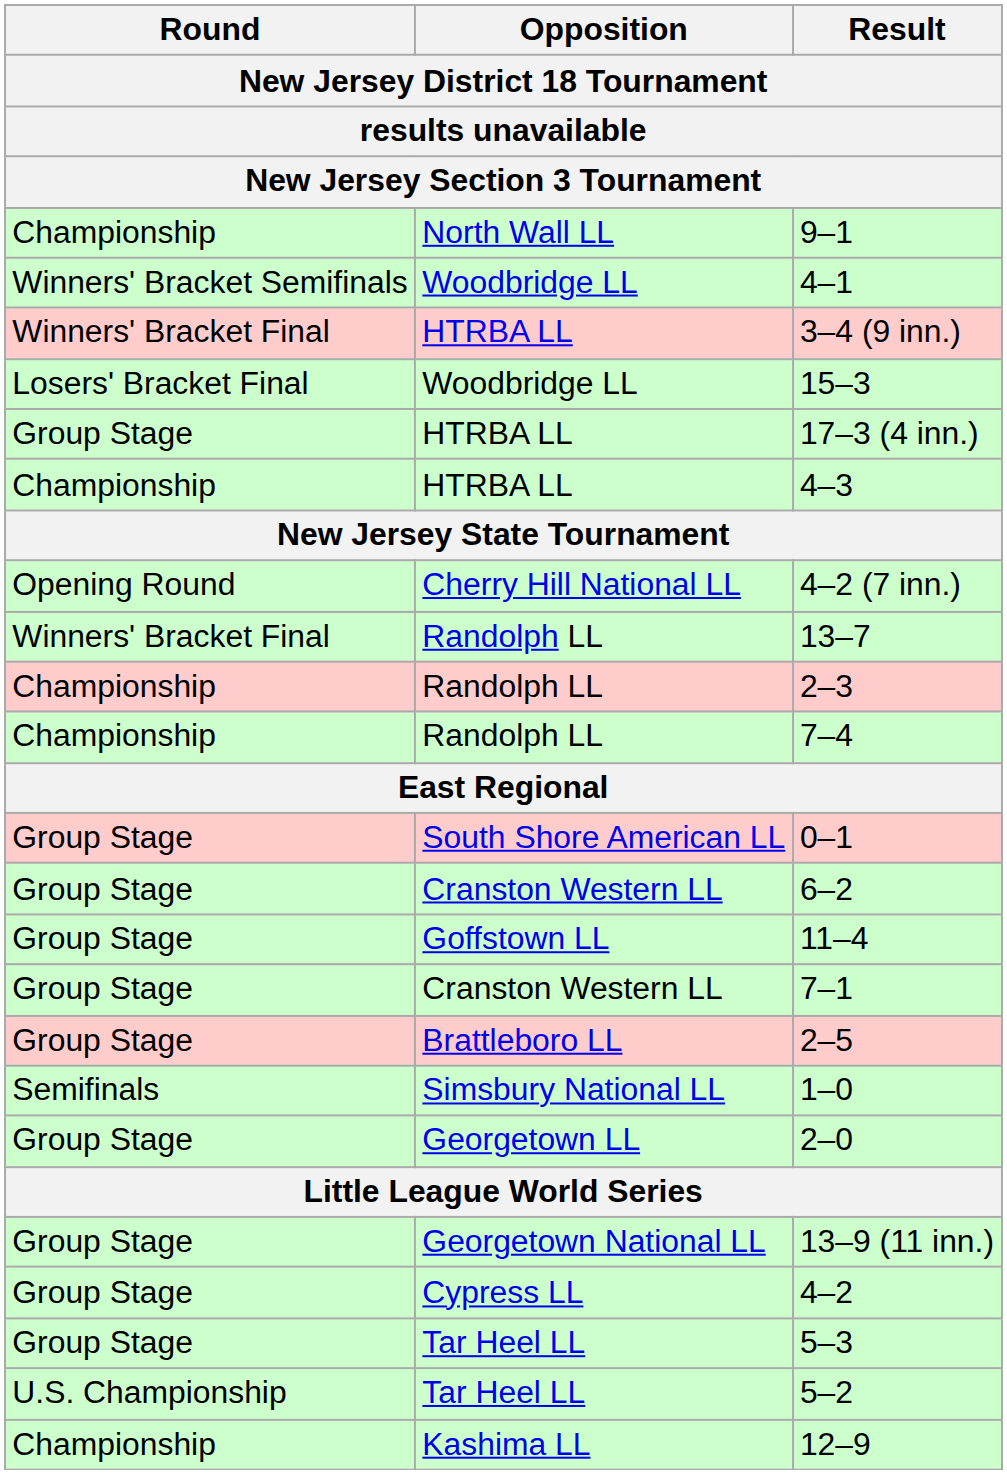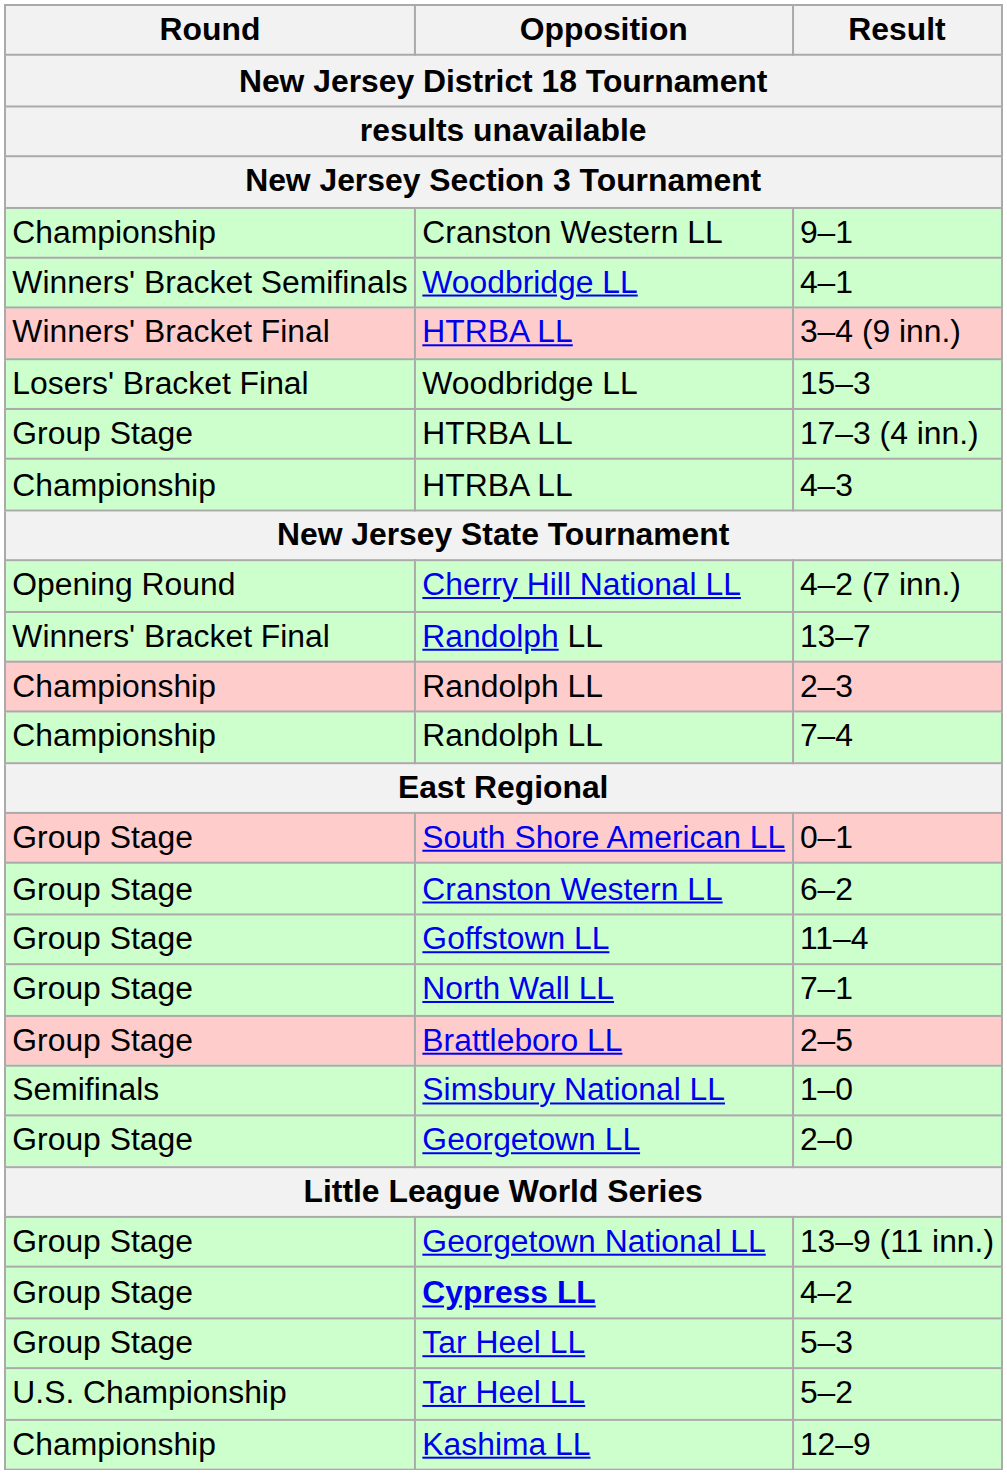(518, 231) North Wall LL -> (573, 231) Cranston Western LL
(573, 989) Cranston Western LL -> (518, 989) North Wall LL
(503, 1292) normal -> (509, 1292) bold
